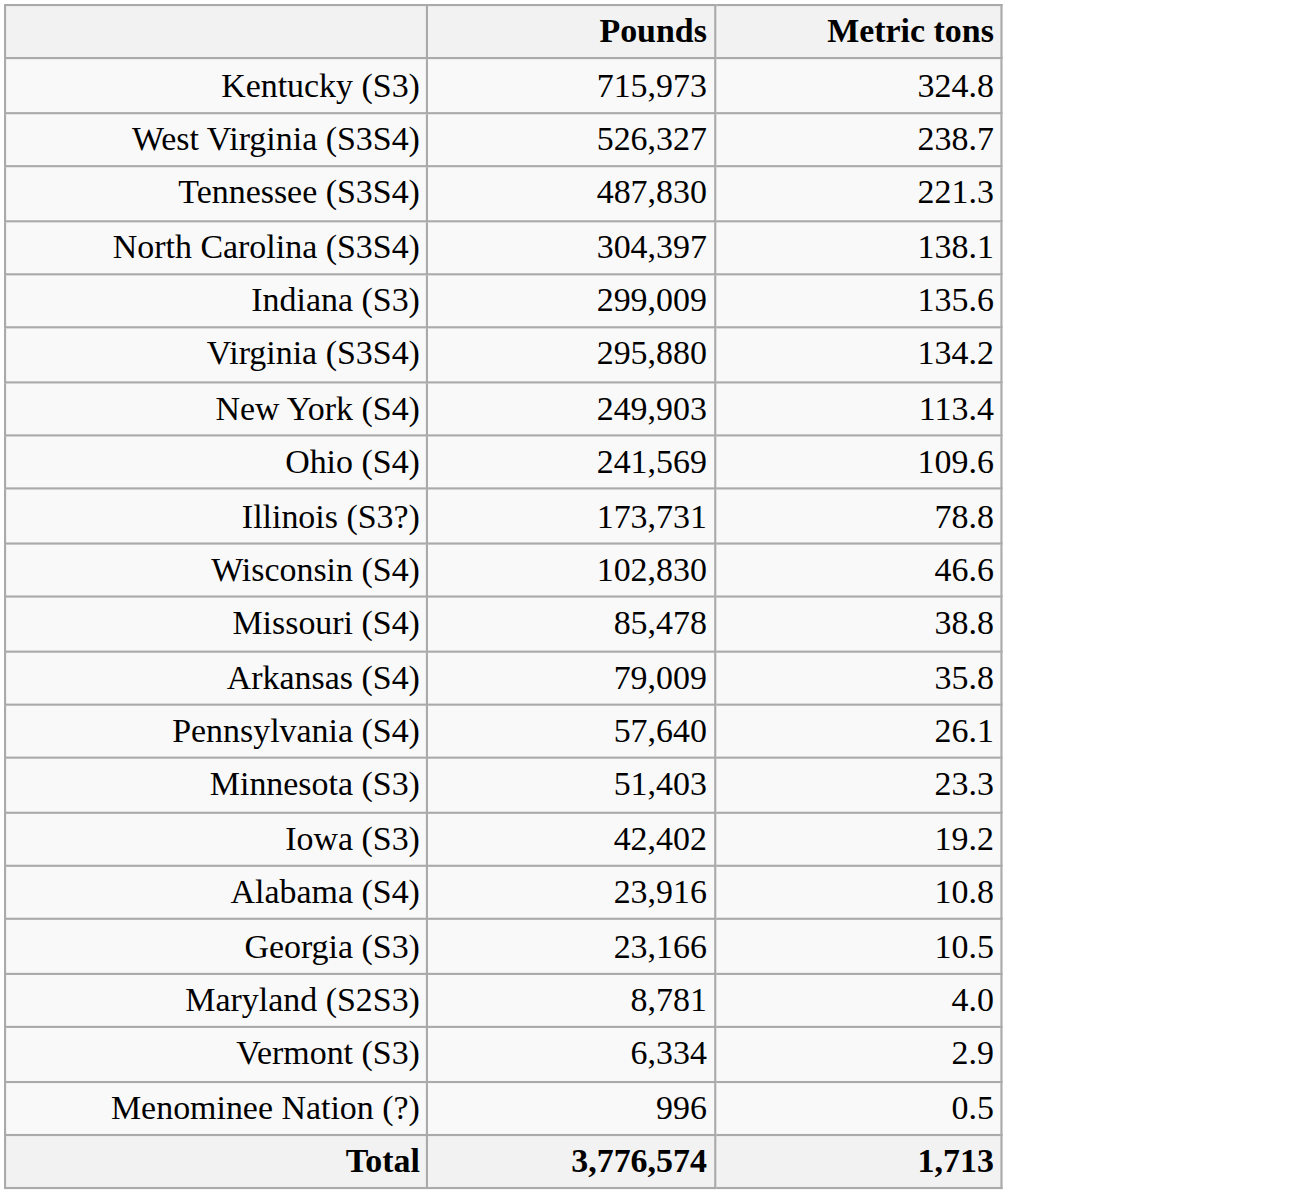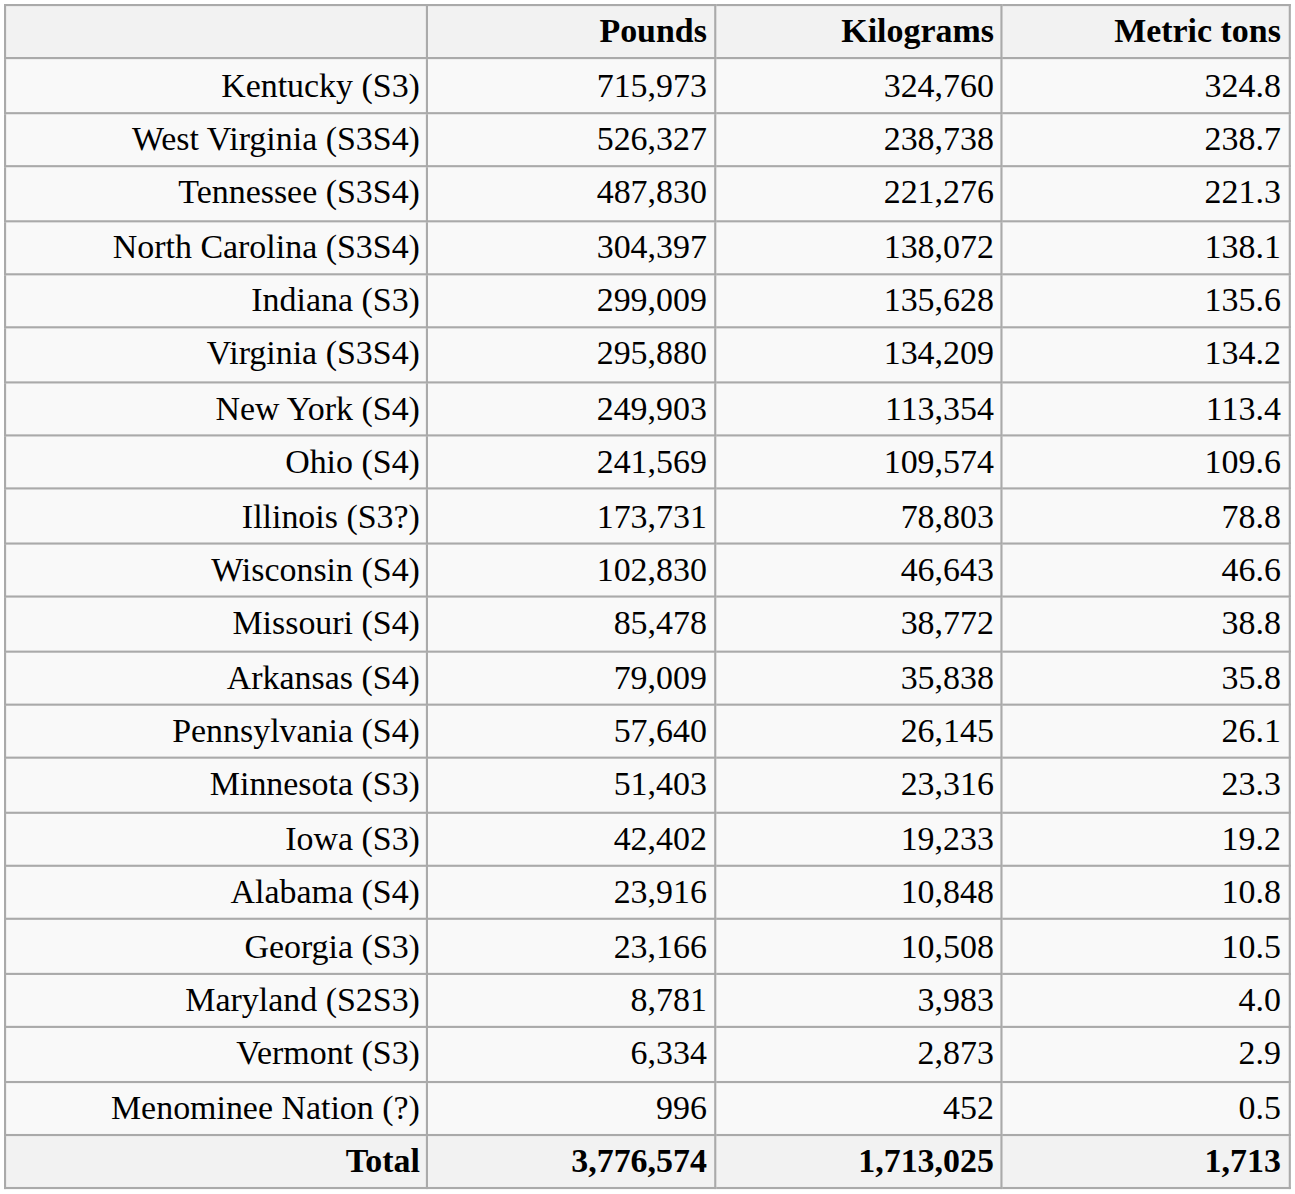+ column: (918, 31)
